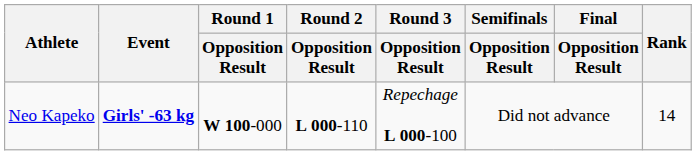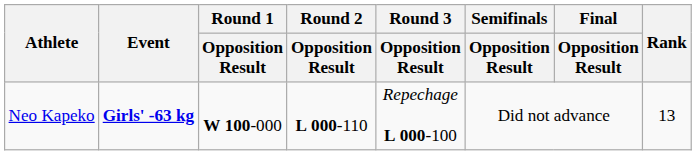(667, 116) 14 -> (667, 116) 13
